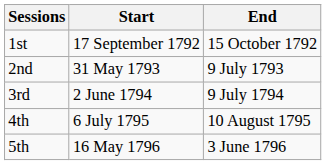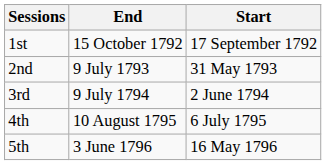columns swapped: (136, 17) <-> (262, 17)
